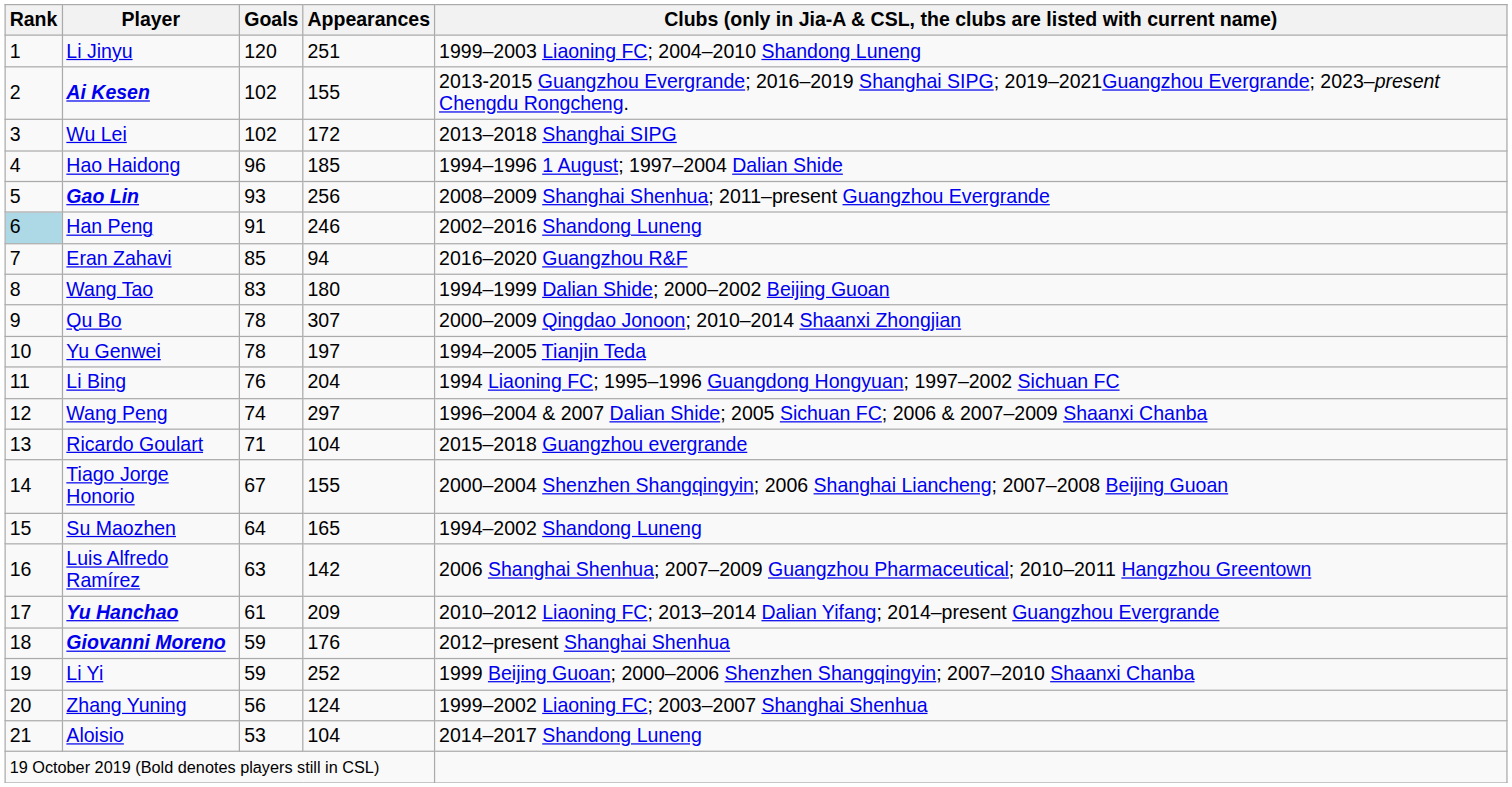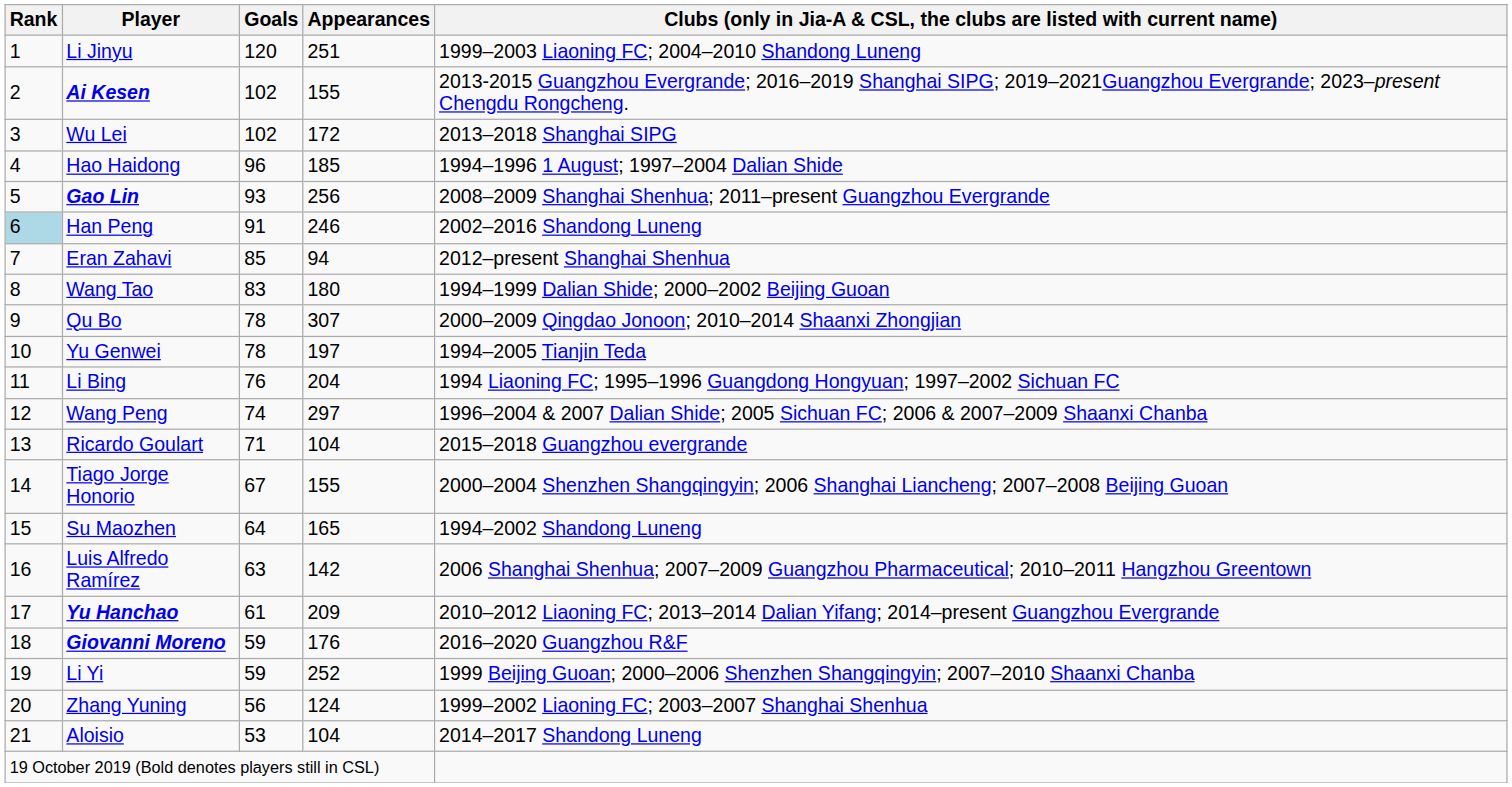(563, 258) 2016–2020 Guangzhou R&F -> (585, 258) 2012–present Shanghai Shenhua
(585, 643) 2012–present Shanghai Shenhua -> (563, 643) 2016–2020 Guangzhou R&F
